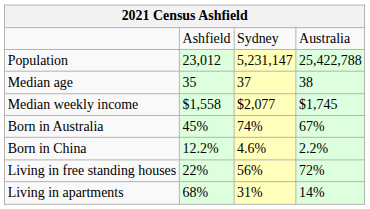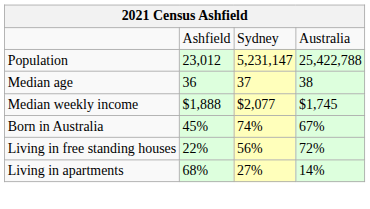(190, 82) 35 -> (190, 82) 36
(202, 104) $1,558 -> (202, 104) $1,888
- row: (47, 148)
(250, 192) 31% -> (250, 170) 27%
